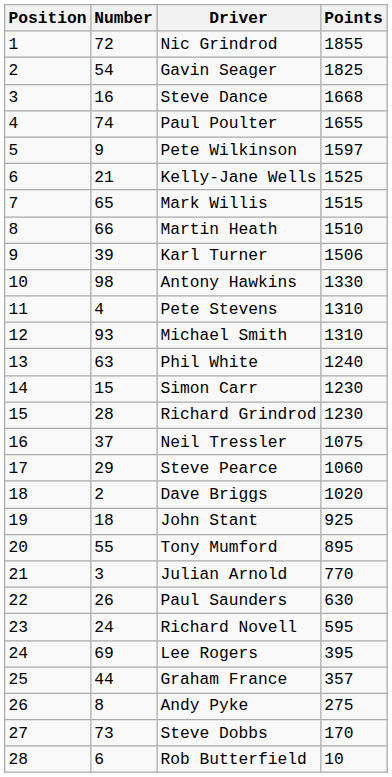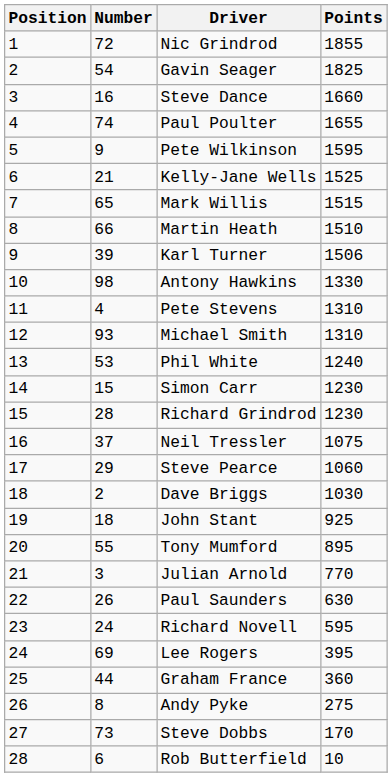(344, 97) 1668 -> (344, 97) 1660
(344, 150) 1597 -> (344, 150) 1595
(104, 362) 63 -> (104, 362) 53
(344, 495) 1020 -> (344, 495) 1030
(339, 680) 357 -> (339, 680) 360
